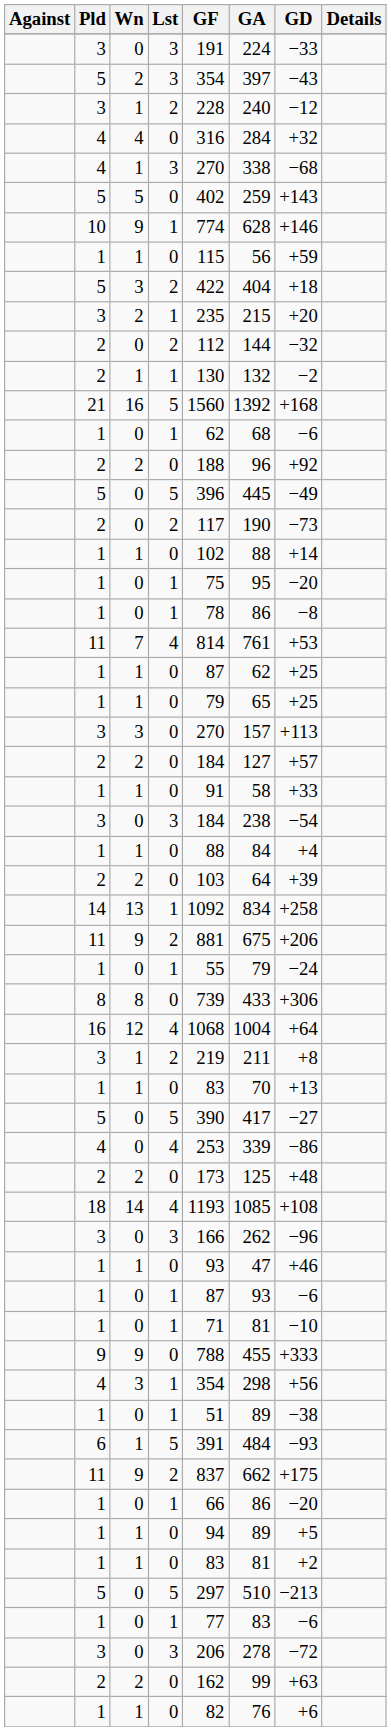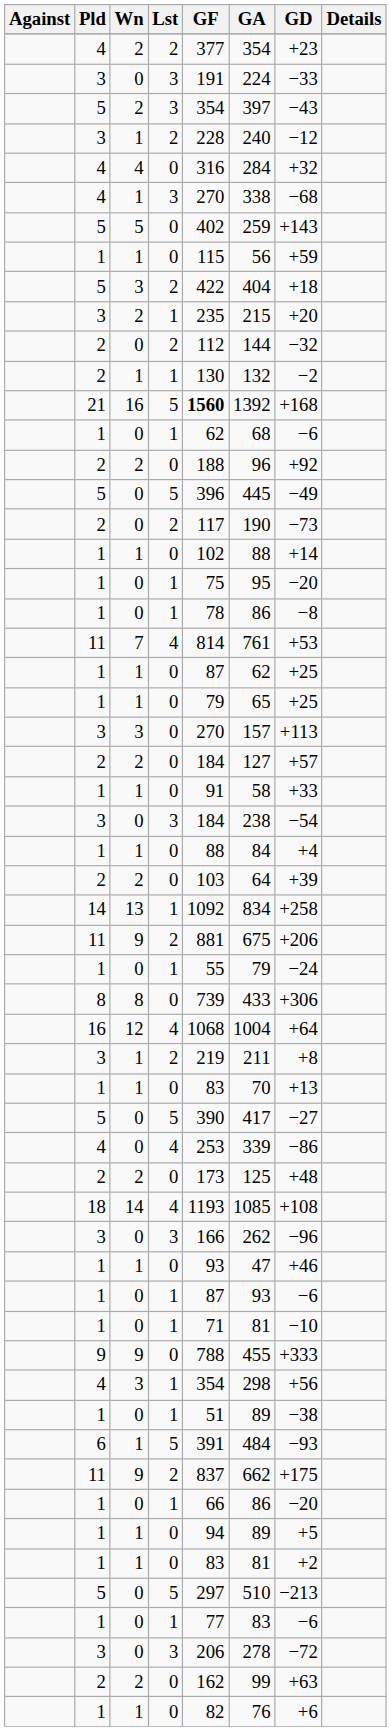+ row: (101, 49)
- row: (97, 227)
(206, 405) normal -> (206, 405) bold
